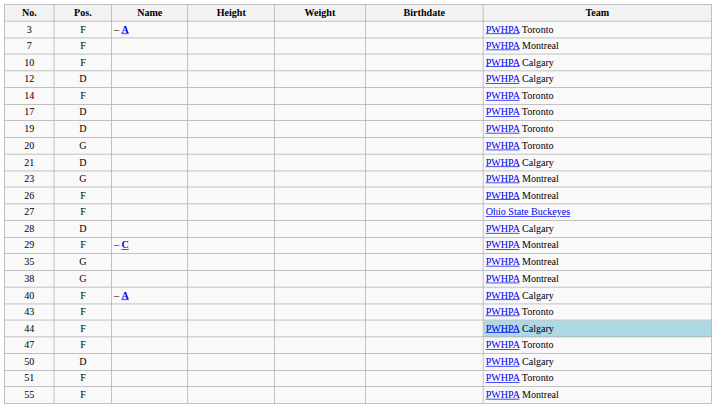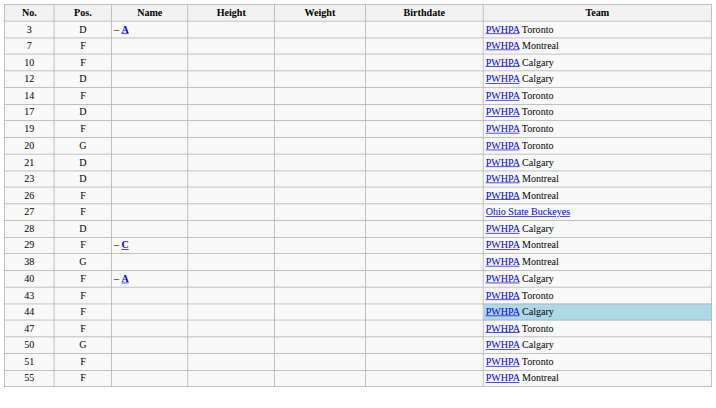(83, 29) F -> (83, 29) D
(83, 129) D -> (83, 129) F
(83, 179) G -> (83, 179) D
- row: (29, 262)
(83, 362) D -> (83, 345) G
